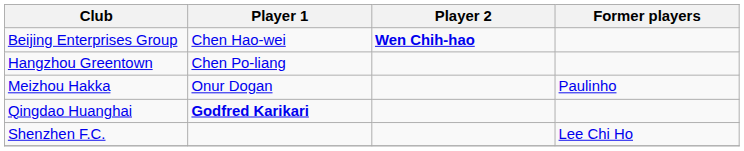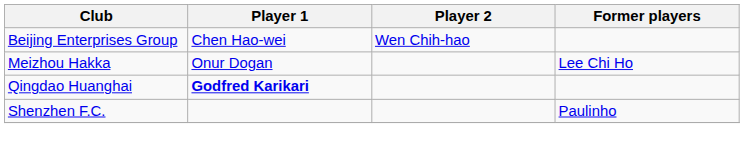(425, 39) bold -> (422, 39) normal
- row: (80, 63)
(588, 87) Paulinho -> (596, 63) Lee Chi Ho
(596, 134) Lee Chi Ho -> (588, 110) Paulinho
